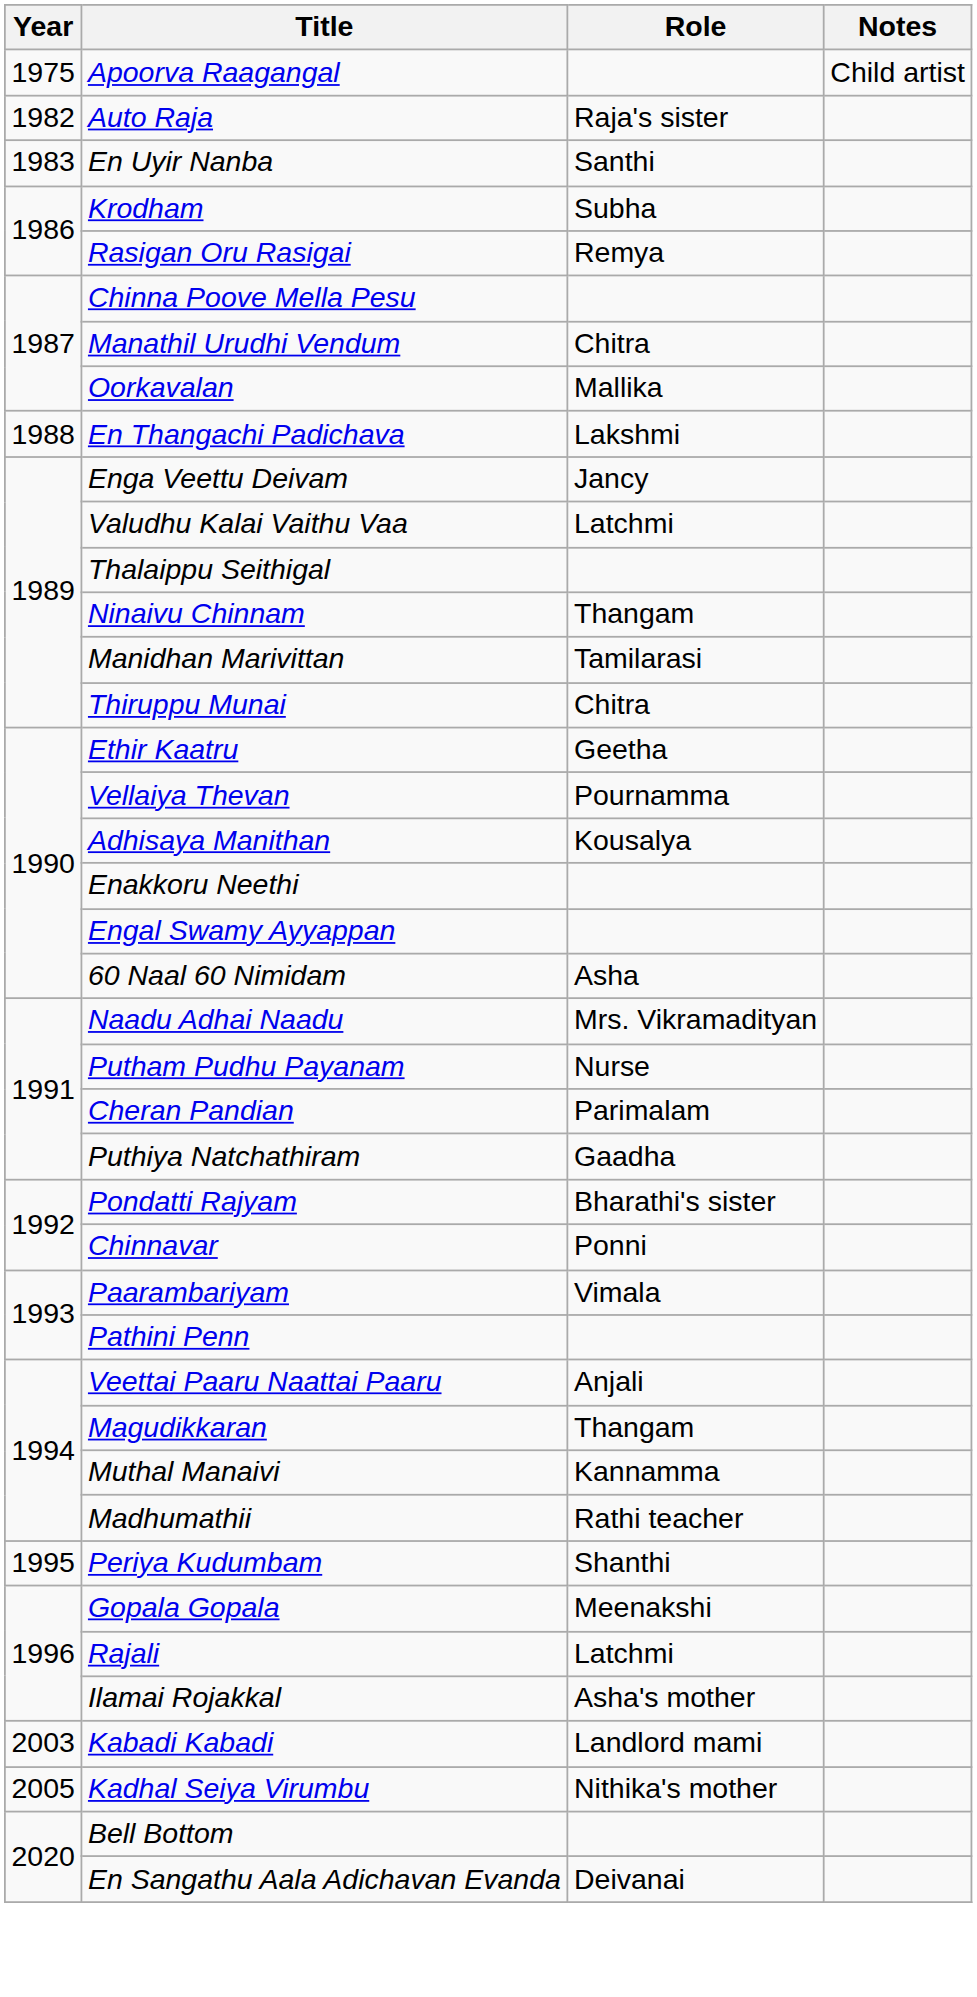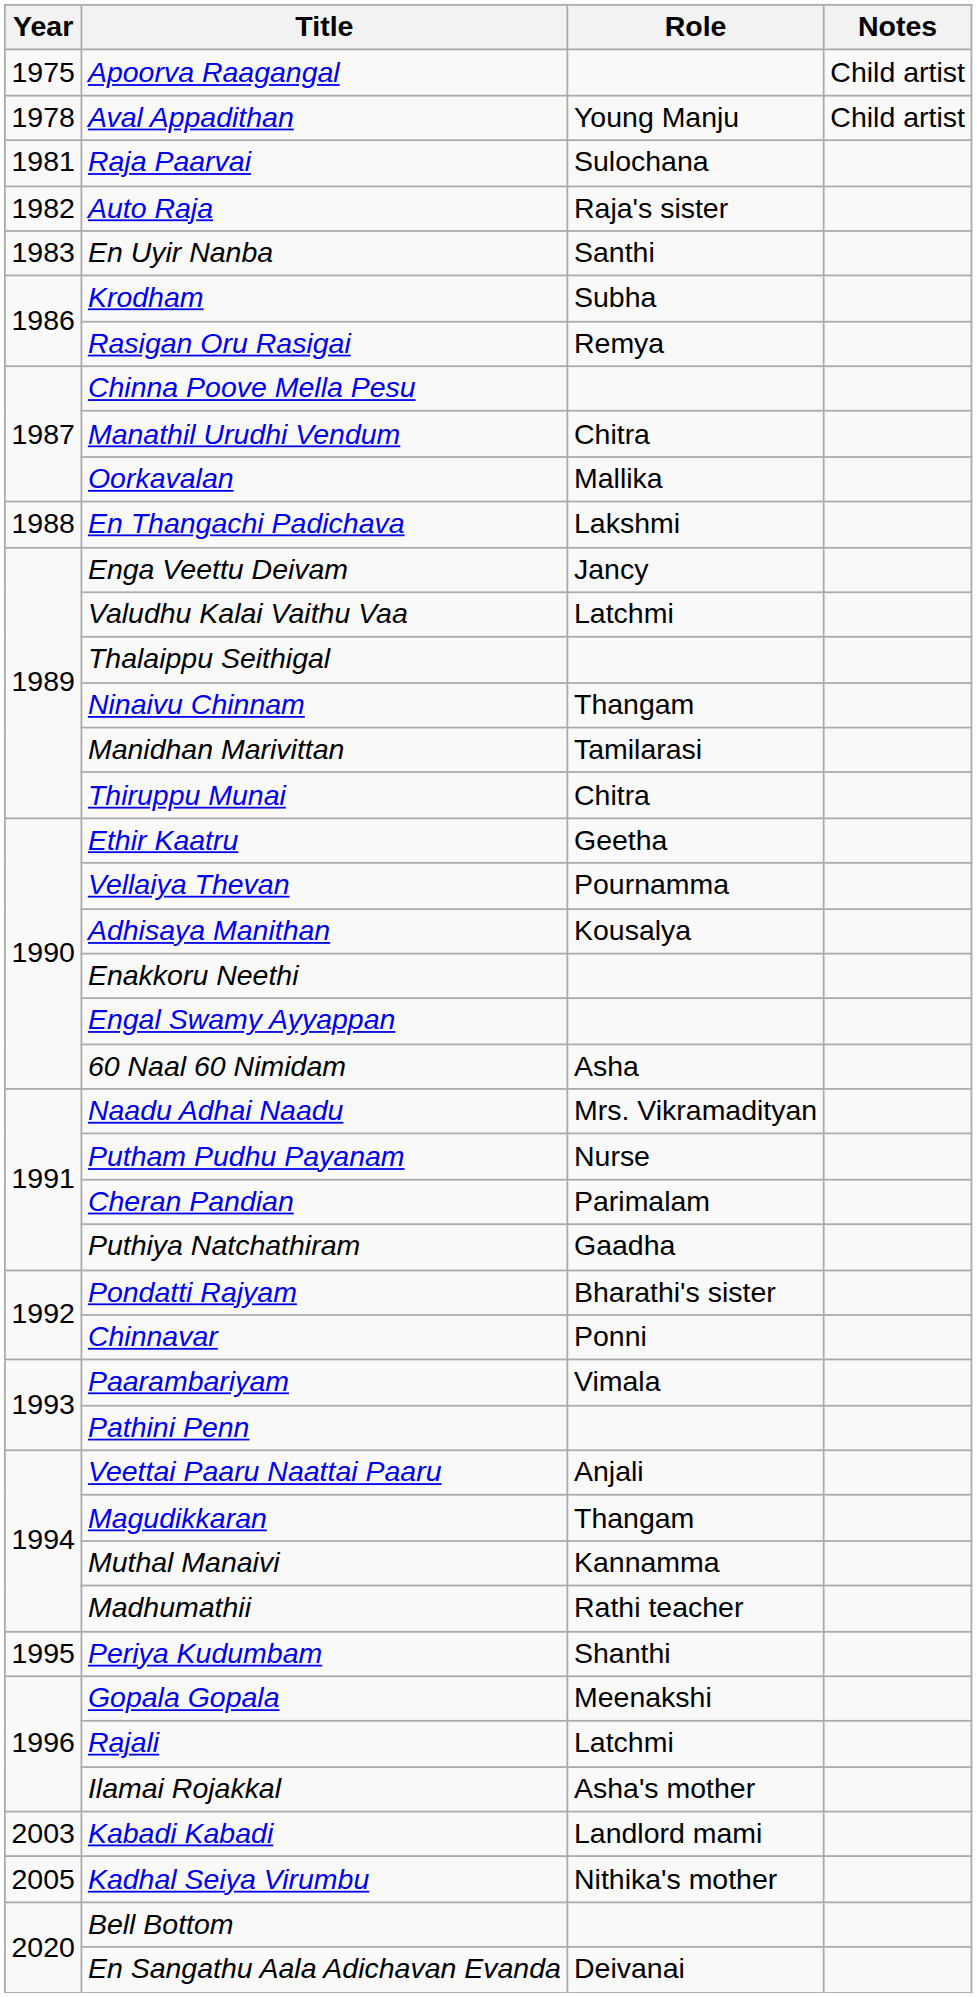+ row: (191, 117)
+ row: (169, 162)
